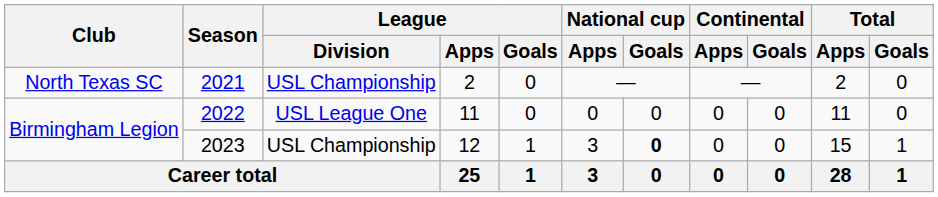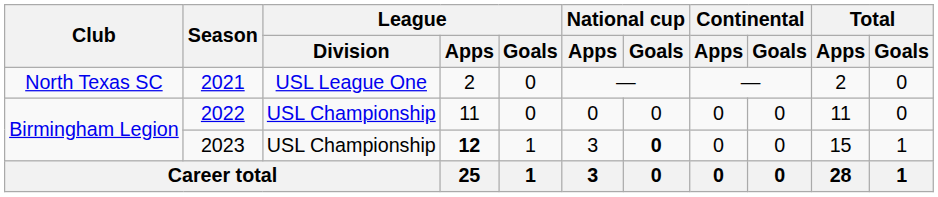(351, 82) USL Championship -> (351, 82) USL League One
(351, 113) USL League One -> (351, 113) USL Championship
(469, 144) normal -> (469, 144) bold
